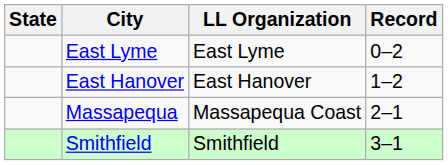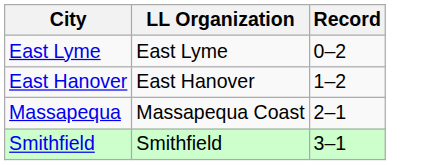- column: (33, 19)
